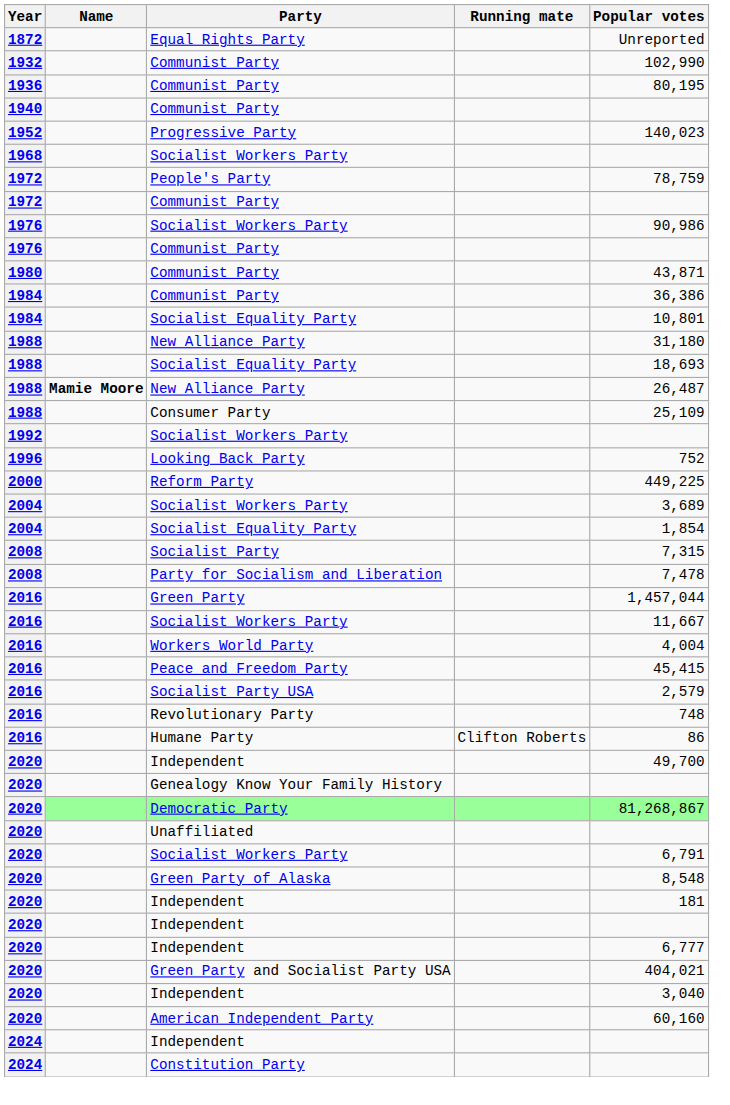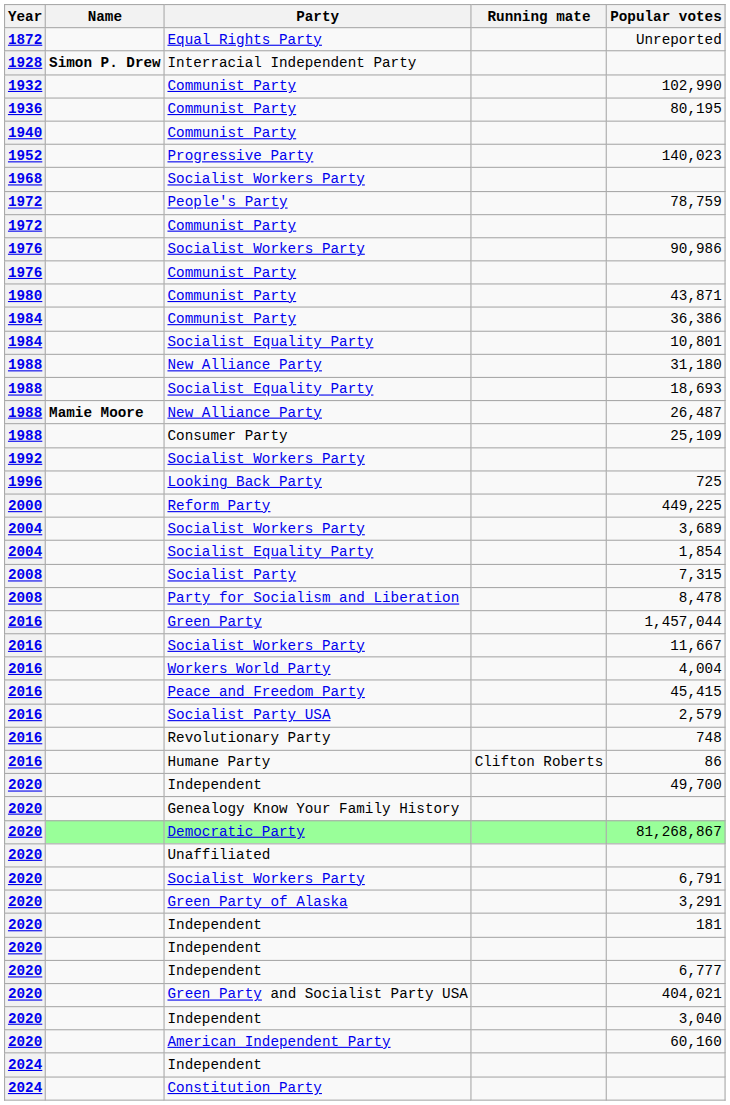+ row: (25, 63)
(692, 459) 752 -> (709, 482) 725
(683, 576) 7,478 -> (700, 599) 8,478
(683, 879) 8,548 -> (700, 902) 3,291
